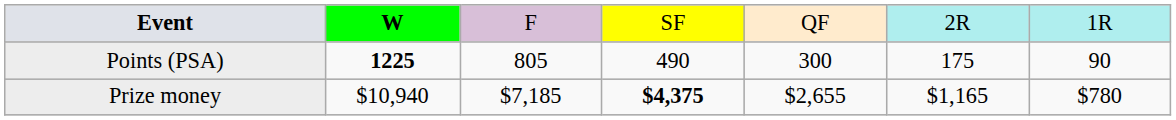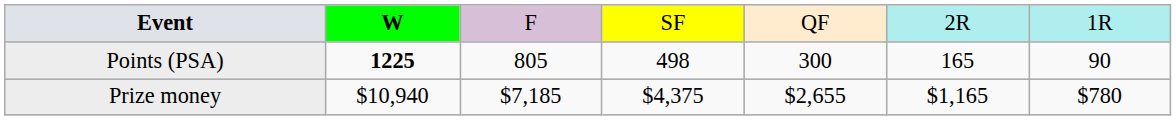(673, 60) 490 -> (673, 60) 498
(957, 60) 175 -> (957, 60) 165
(673, 96) bold -> (673, 96) normal
